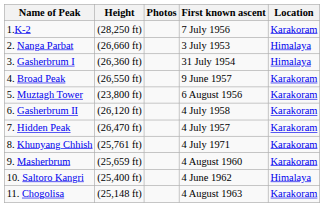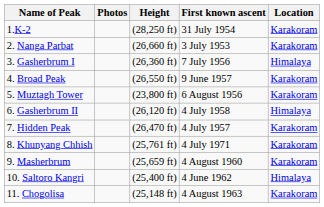columns swapped: (162, 12) <-> (120, 12)
(206, 29) 7 July 1956 -> (208, 29) 31 July 1954
(291, 45) Himalaya -> (294, 45) Karakoram
(208, 62) 31 July 1954 -> (206, 62) 7 July 1956
(294, 111) Karakoram -> (291, 111) Himalaya
